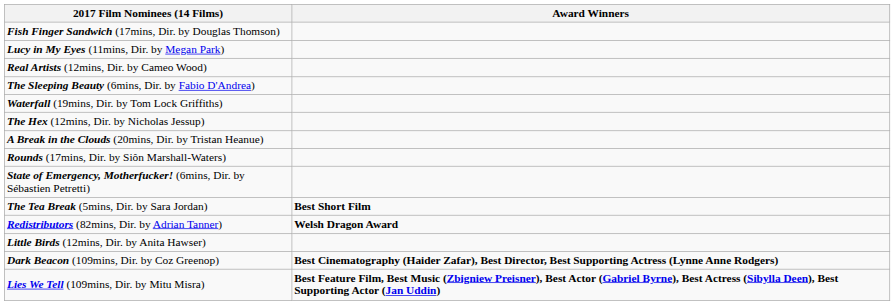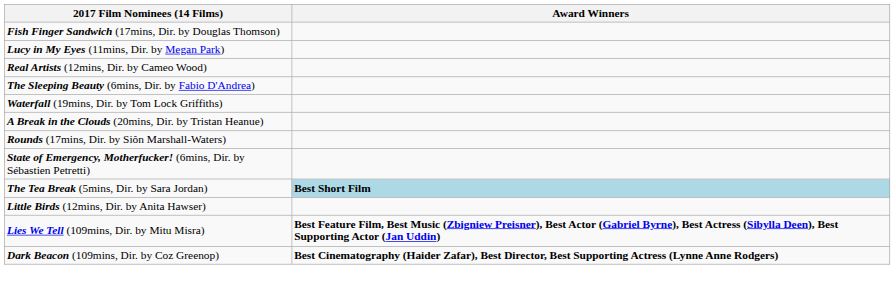- row: (106, 121)
(332, 206) no background -> (332, 188) lightblue background
- row: (115, 224)
rows swapped: (106, 284) <-> (113, 260)
